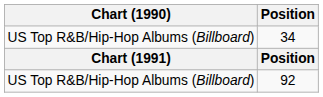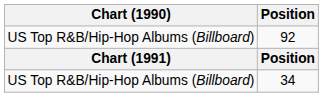rows swapped: (288, 80) <-> (288, 37)
